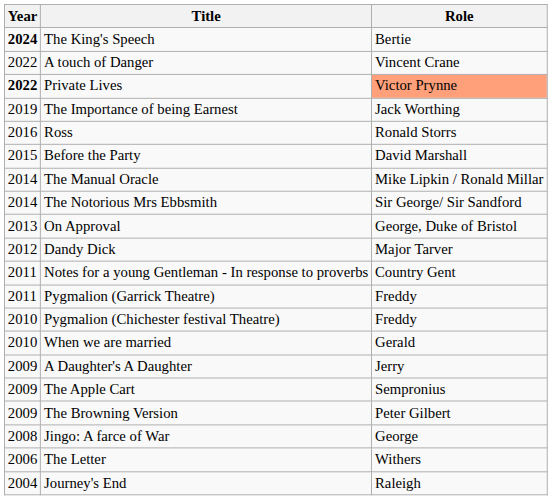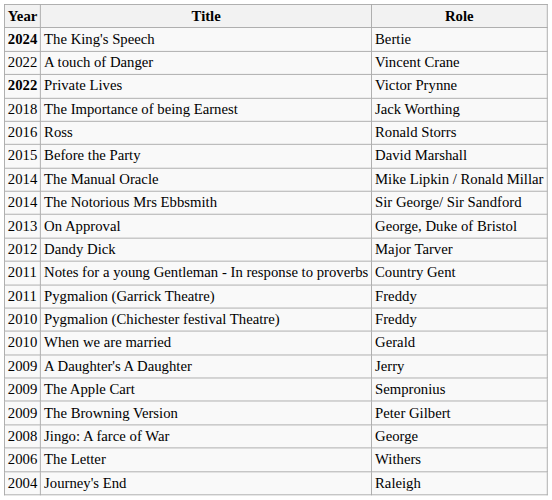(416, 86) lightsalmon background -> (416, 86) no background
(23, 109) 2019 -> (23, 109) 2018
